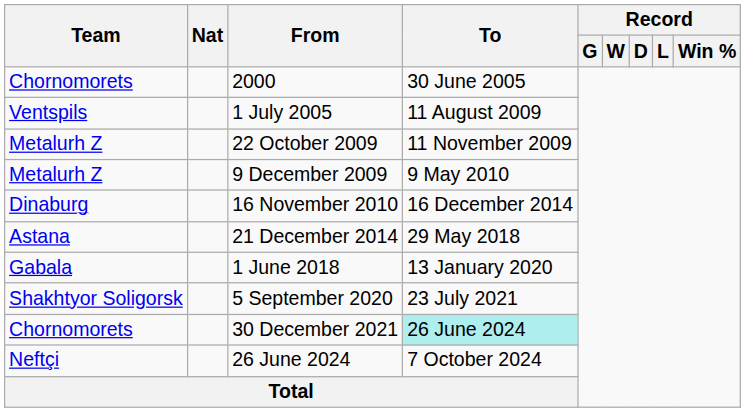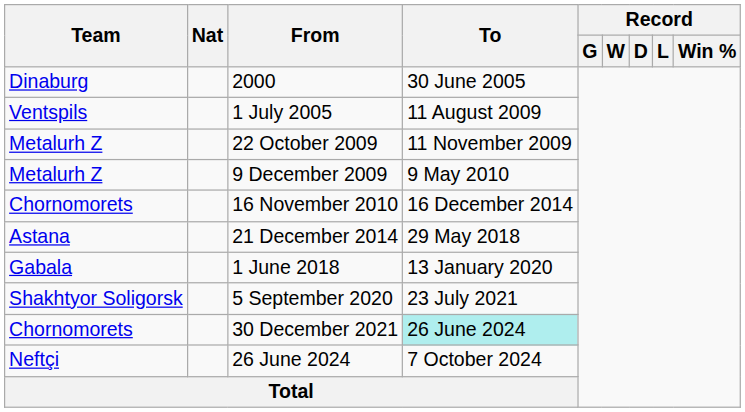(71, 81) Chornomorets -> (49, 81) Dinaburg
(49, 205) Dinaburg -> (71, 205) Chornomorets
